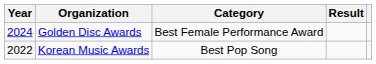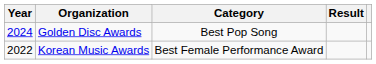(239, 31) Best Female Performance Award -> (239, 31) Best Pop Song
(239, 50) Best Pop Song -> (239, 50) Best Female Performance Award
